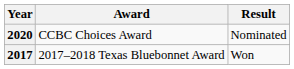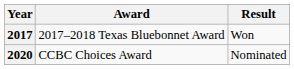rows swapped: (20, 54) <-> (20, 34)
